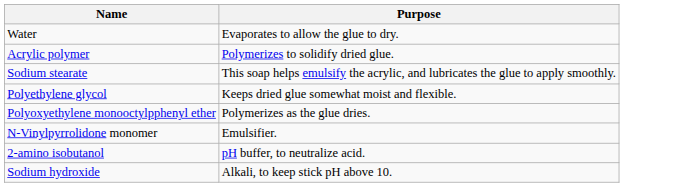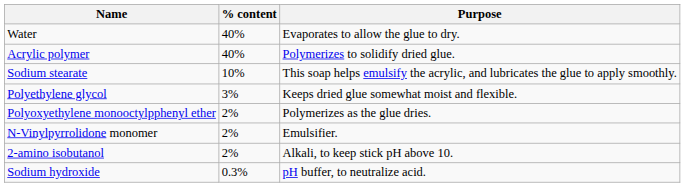+ column: (249, 14)
(293, 152) pH buffer, to neutralize acid. -> (368, 152) Alkali, to keep stick pH above 10.
(307, 172) Alkali, to keep stick pH above 10. -> (354, 172) pH buffer, to neutralize acid.
